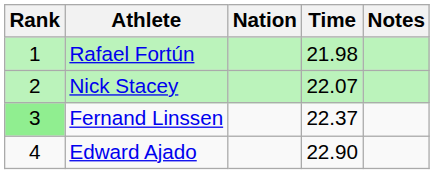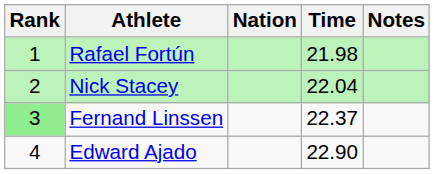(332, 86) 22.07 -> (332, 86) 22.04
